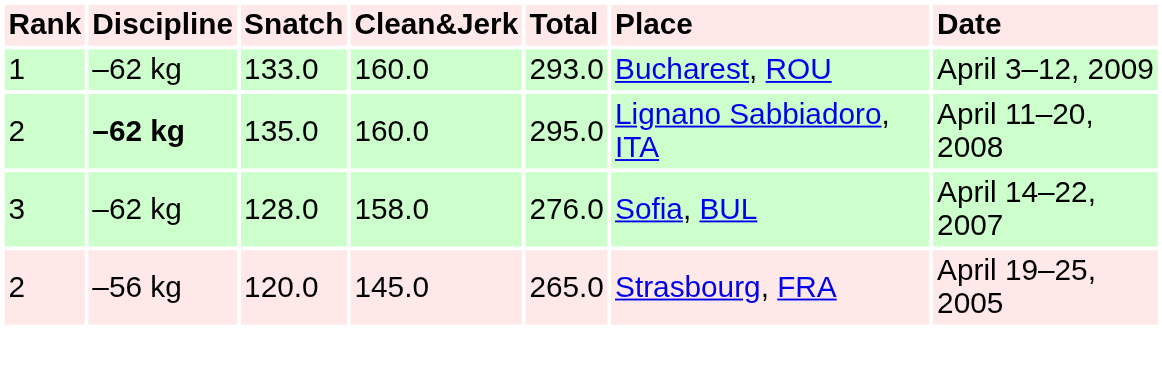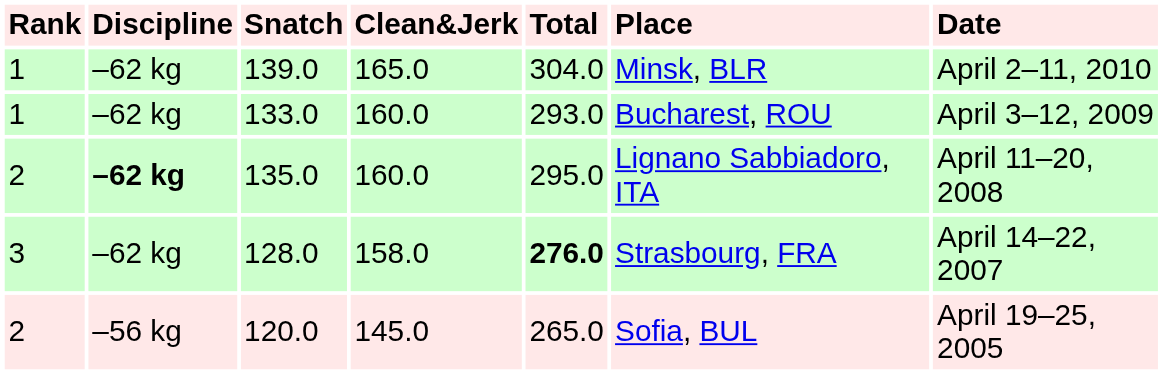+ row: (281, 69)
(567, 208) normal -> (567, 253) bold
(686, 208) Sofia, BUL -> (726, 253) Strasbourg, FRA
(726, 287) Strasbourg, FRA -> (686, 331) Sofia, BUL
